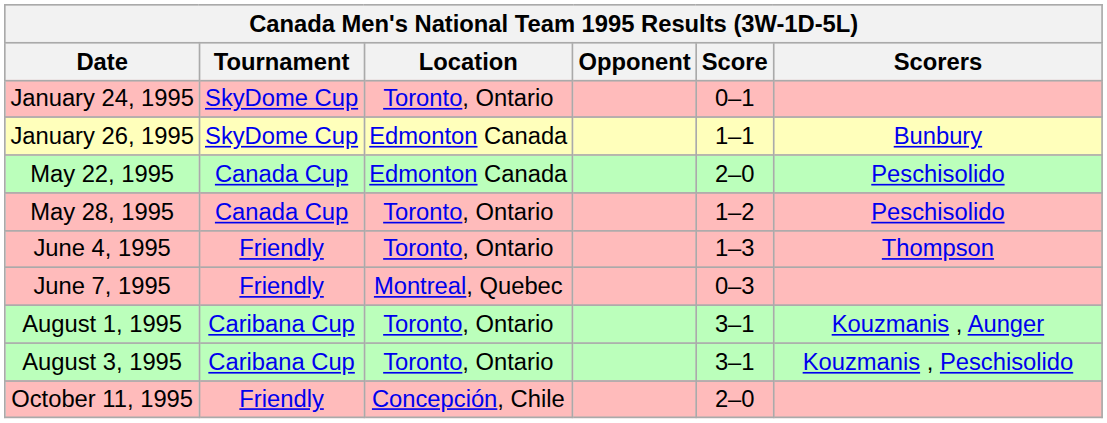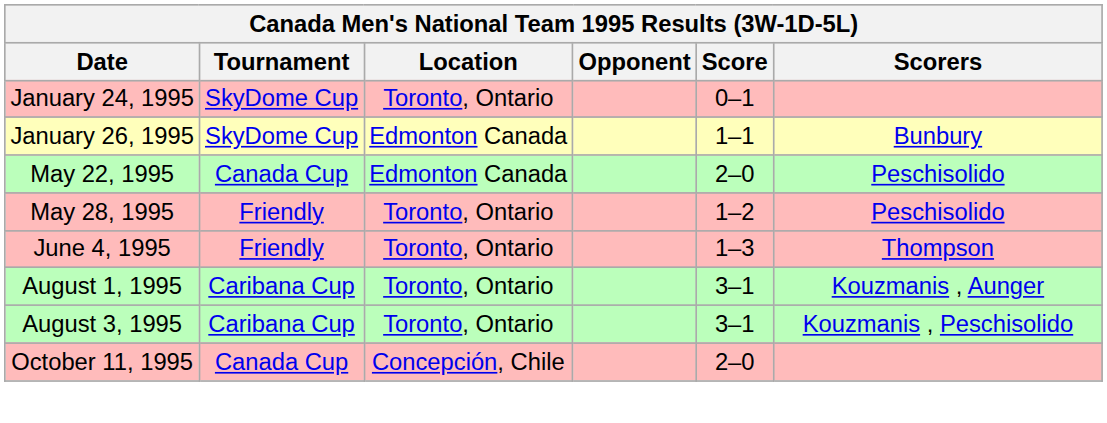(282, 212) Canada Cup -> (282, 212) Friendly
- row: (102, 287)
(282, 399) Friendly -> (282, 362) Canada Cup
